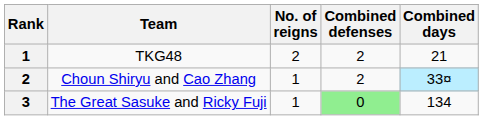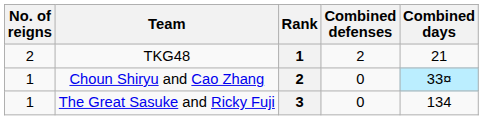columns swapped: (26, 24) <-> (296, 24)
(360, 79) 2 -> (360, 79) 0
(360, 102) lightgreen background -> (360, 102) no background
